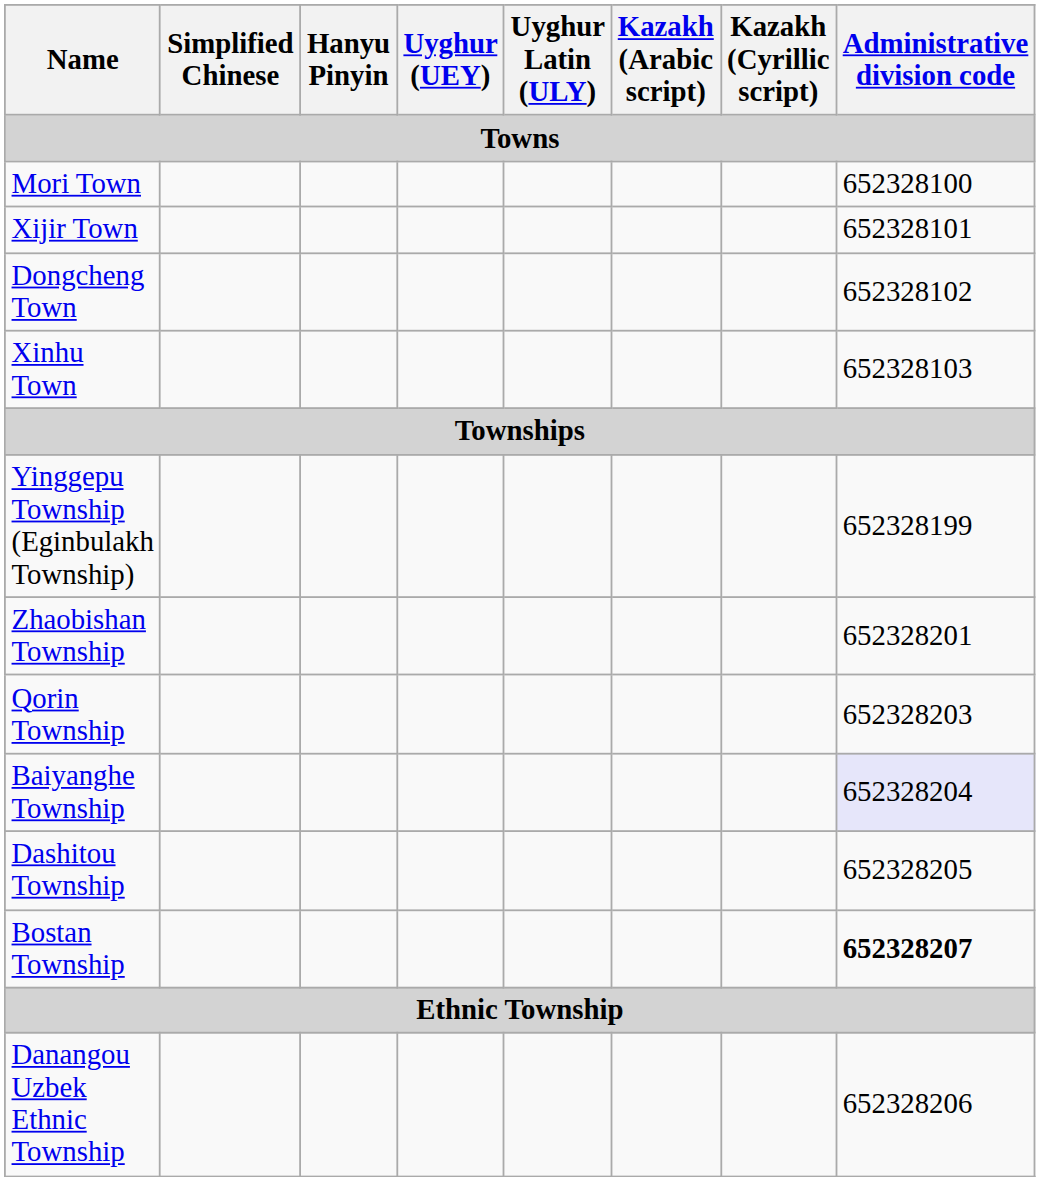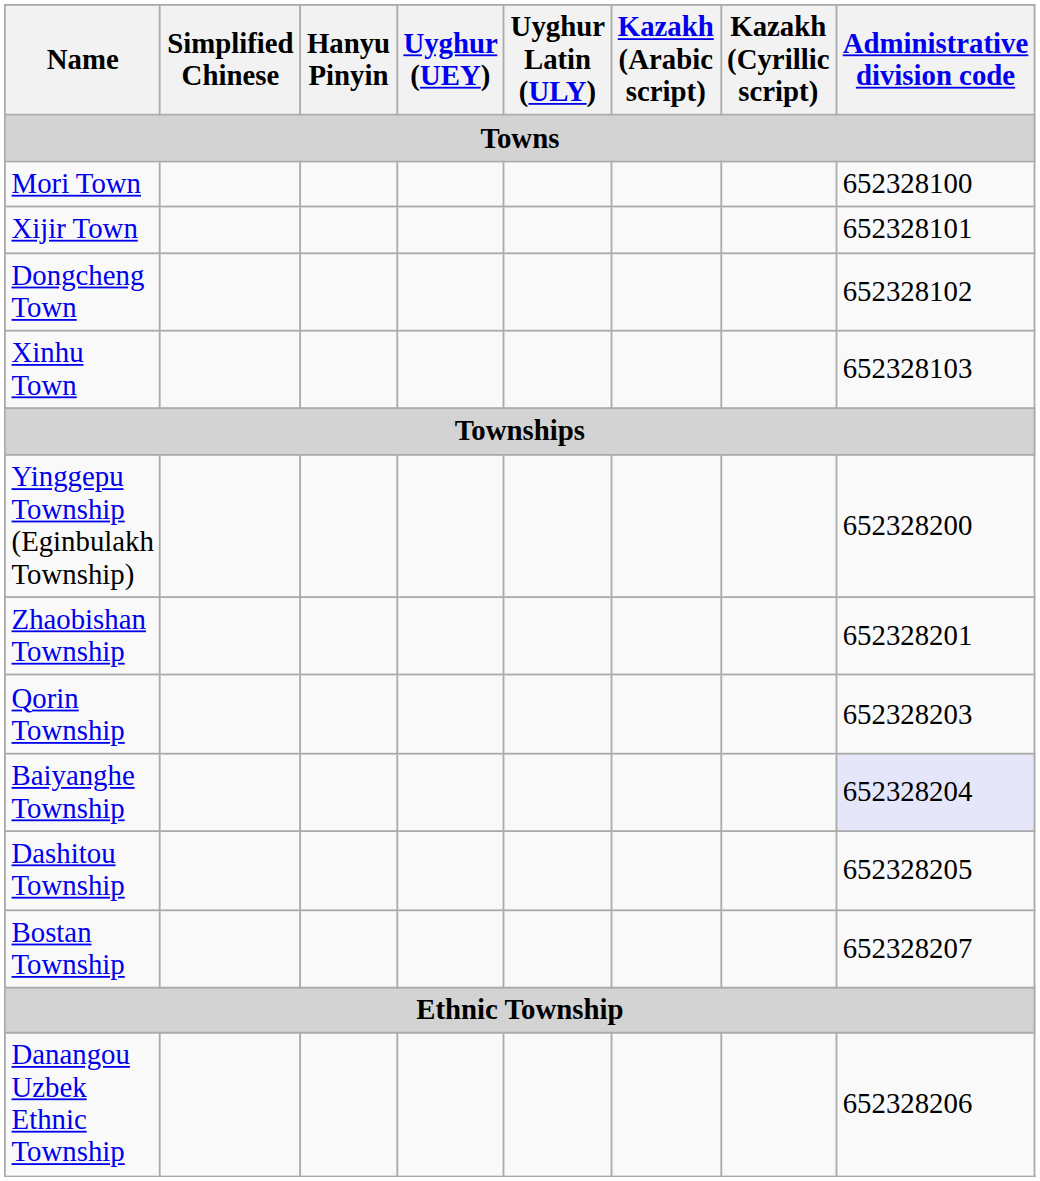(908, 525) 652328199 -> (908, 525) 652328200
(908, 948) bold -> (908, 948) normal
